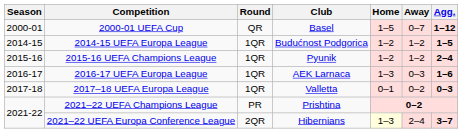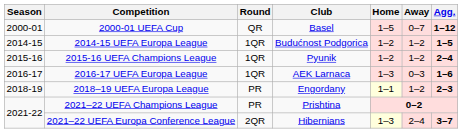- row: (141, 89)
+ row: (141, 89)
